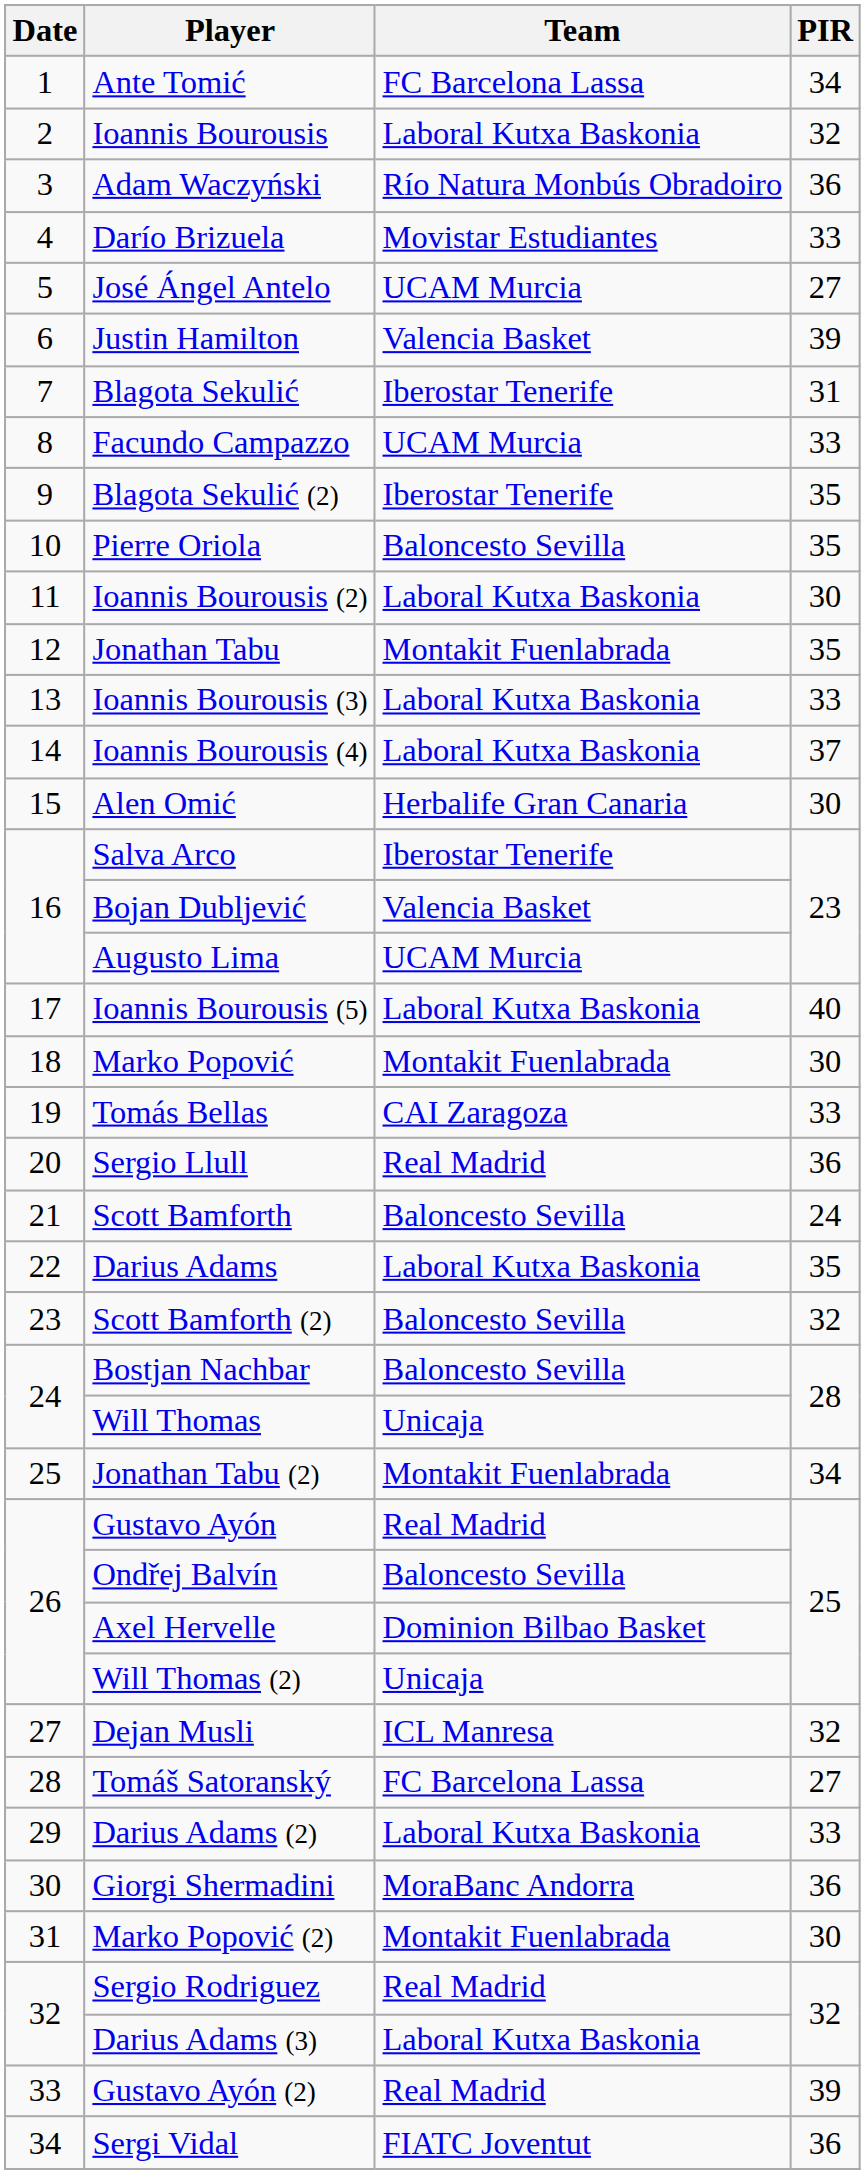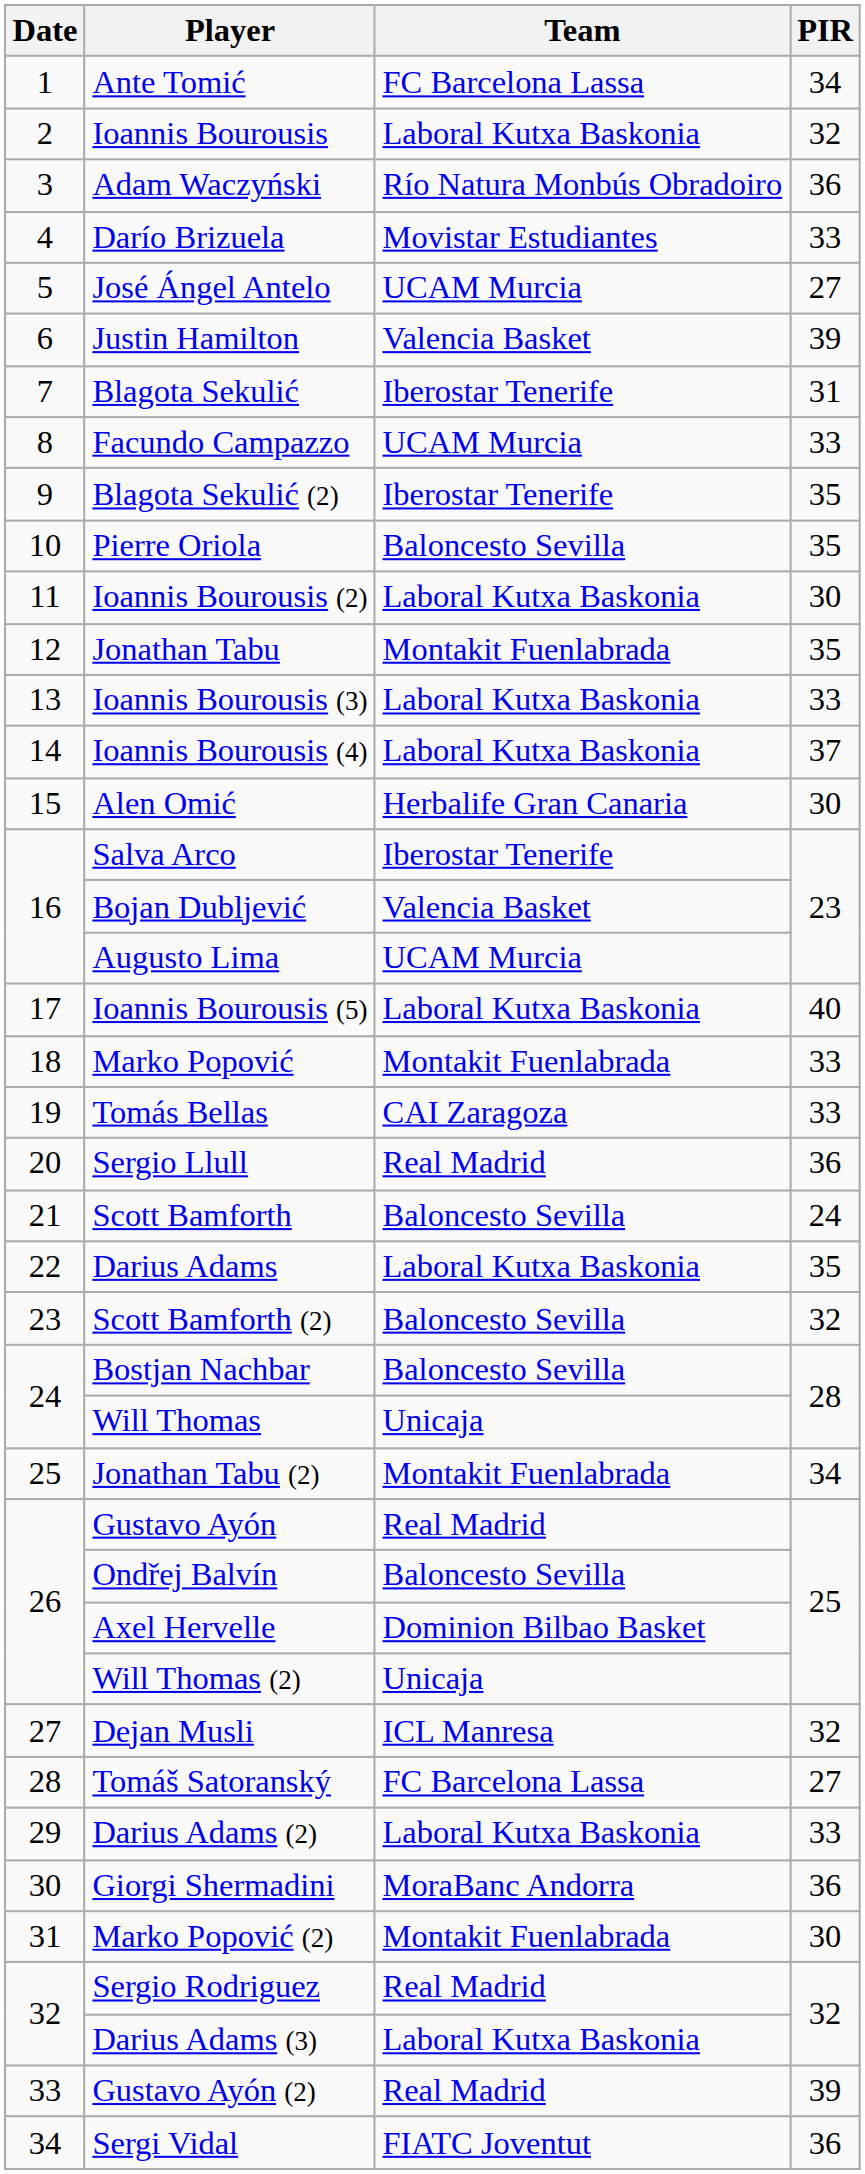(825, 1060) 30 -> (825, 1060) 33
